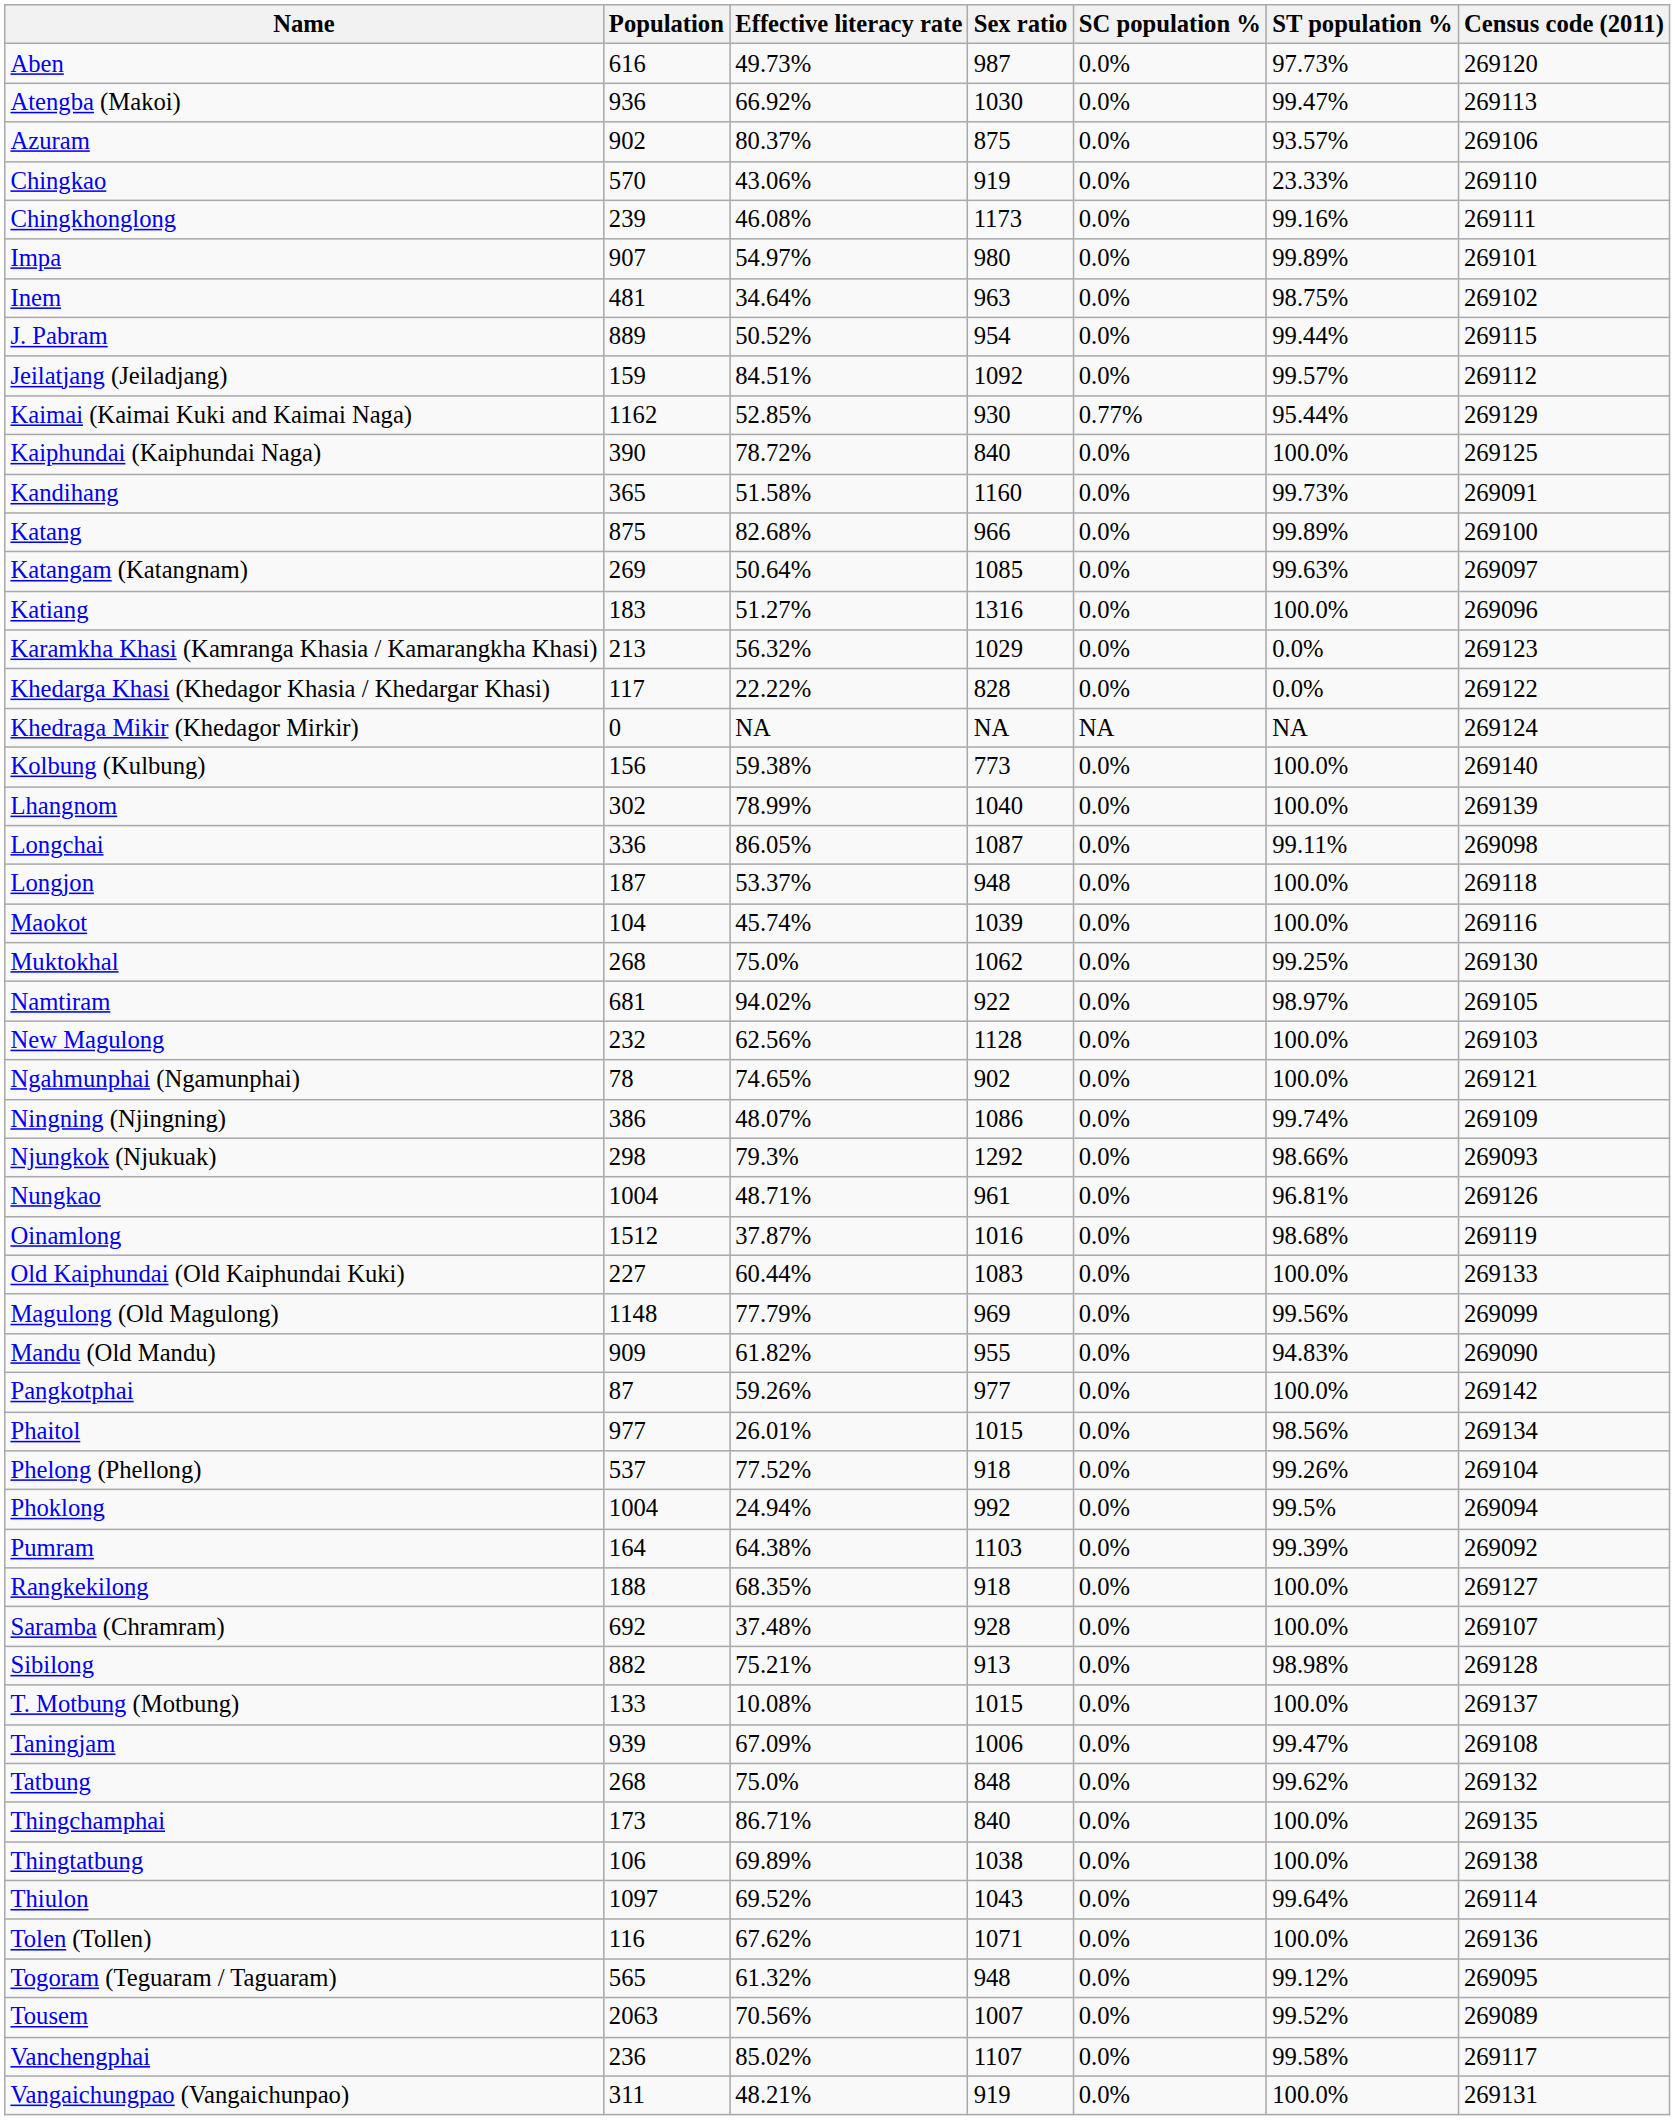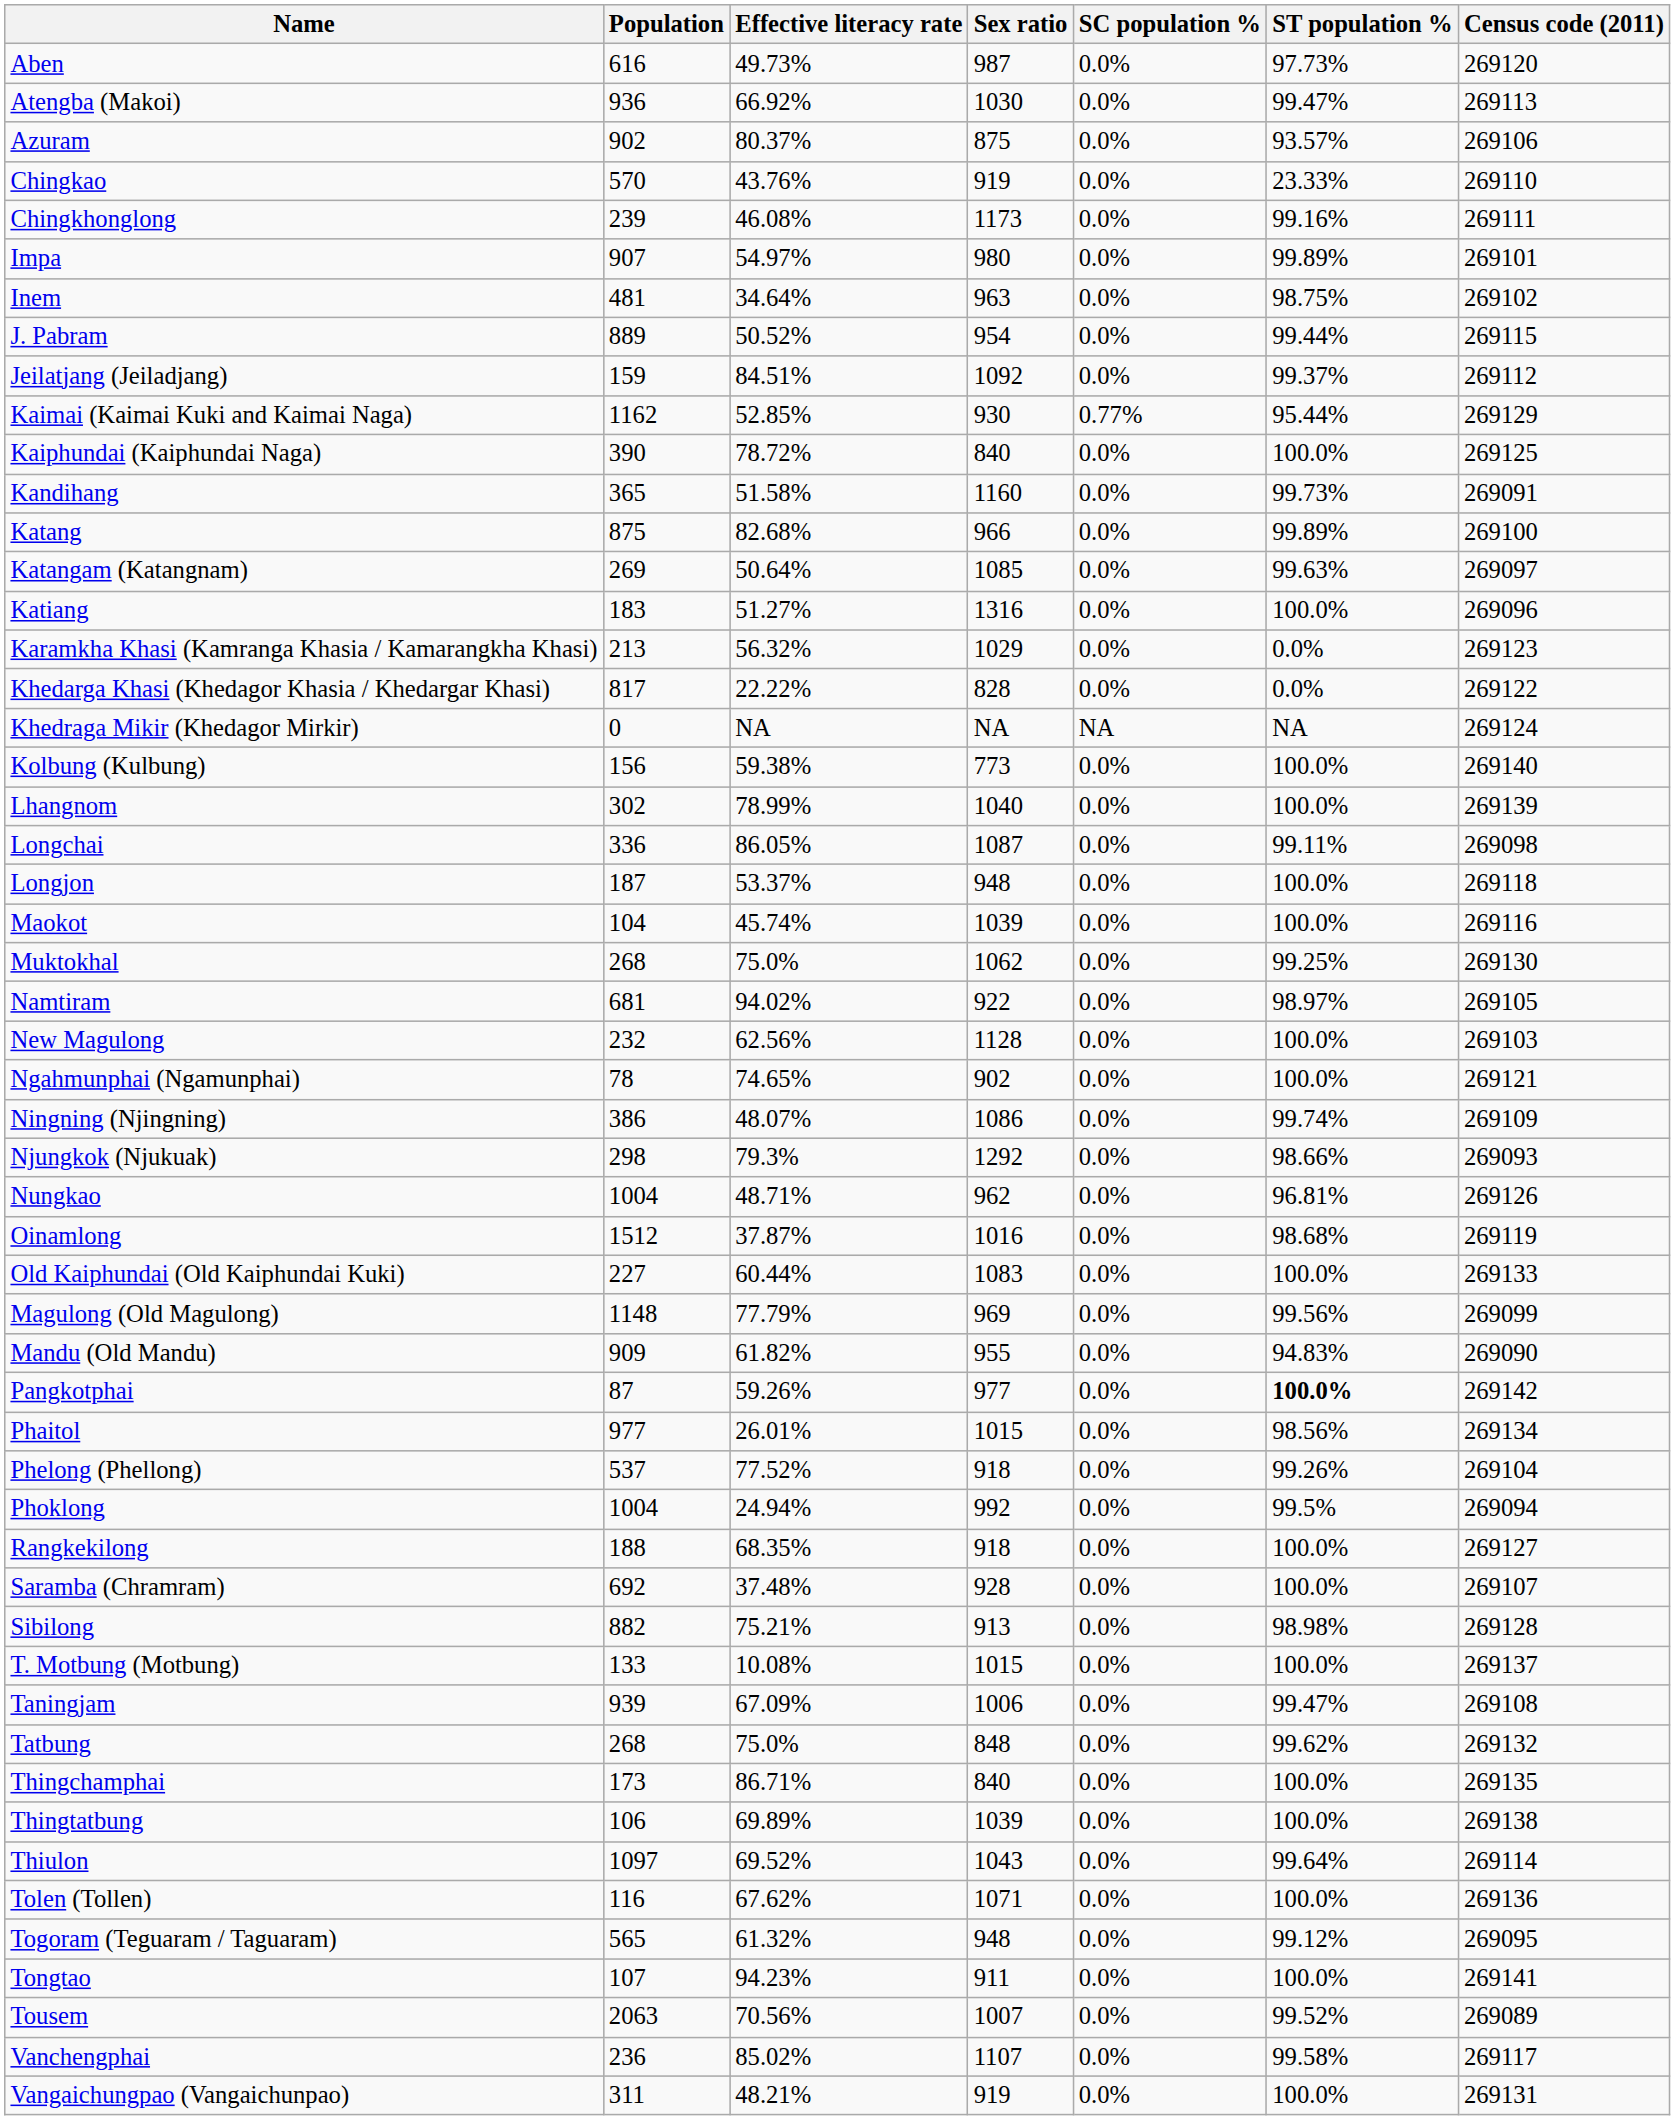(773, 180) 43.06% -> (773, 180) 43.76%
(1310, 375) 99.57% -> (1310, 375) 99.37%
(627, 688) 117 -> (627, 688) 817
(992, 1196) 961 -> (992, 1196) 962
(1310, 1391) normal -> (1312, 1391) bold
- row: (52, 1548)
(998, 1860) 1038 -> (998, 1821) 1039
+ row: (51, 1977)
